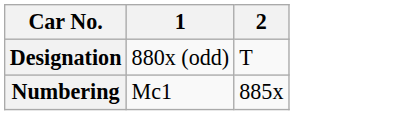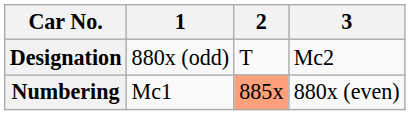+ column: (347, 22)
(261, 92) no background -> (261, 92) lightsalmon background
